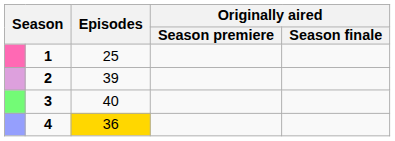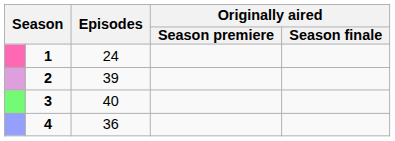(111, 55) 25 -> (111, 55) 24
(111, 124) gold background -> (111, 124) no background
